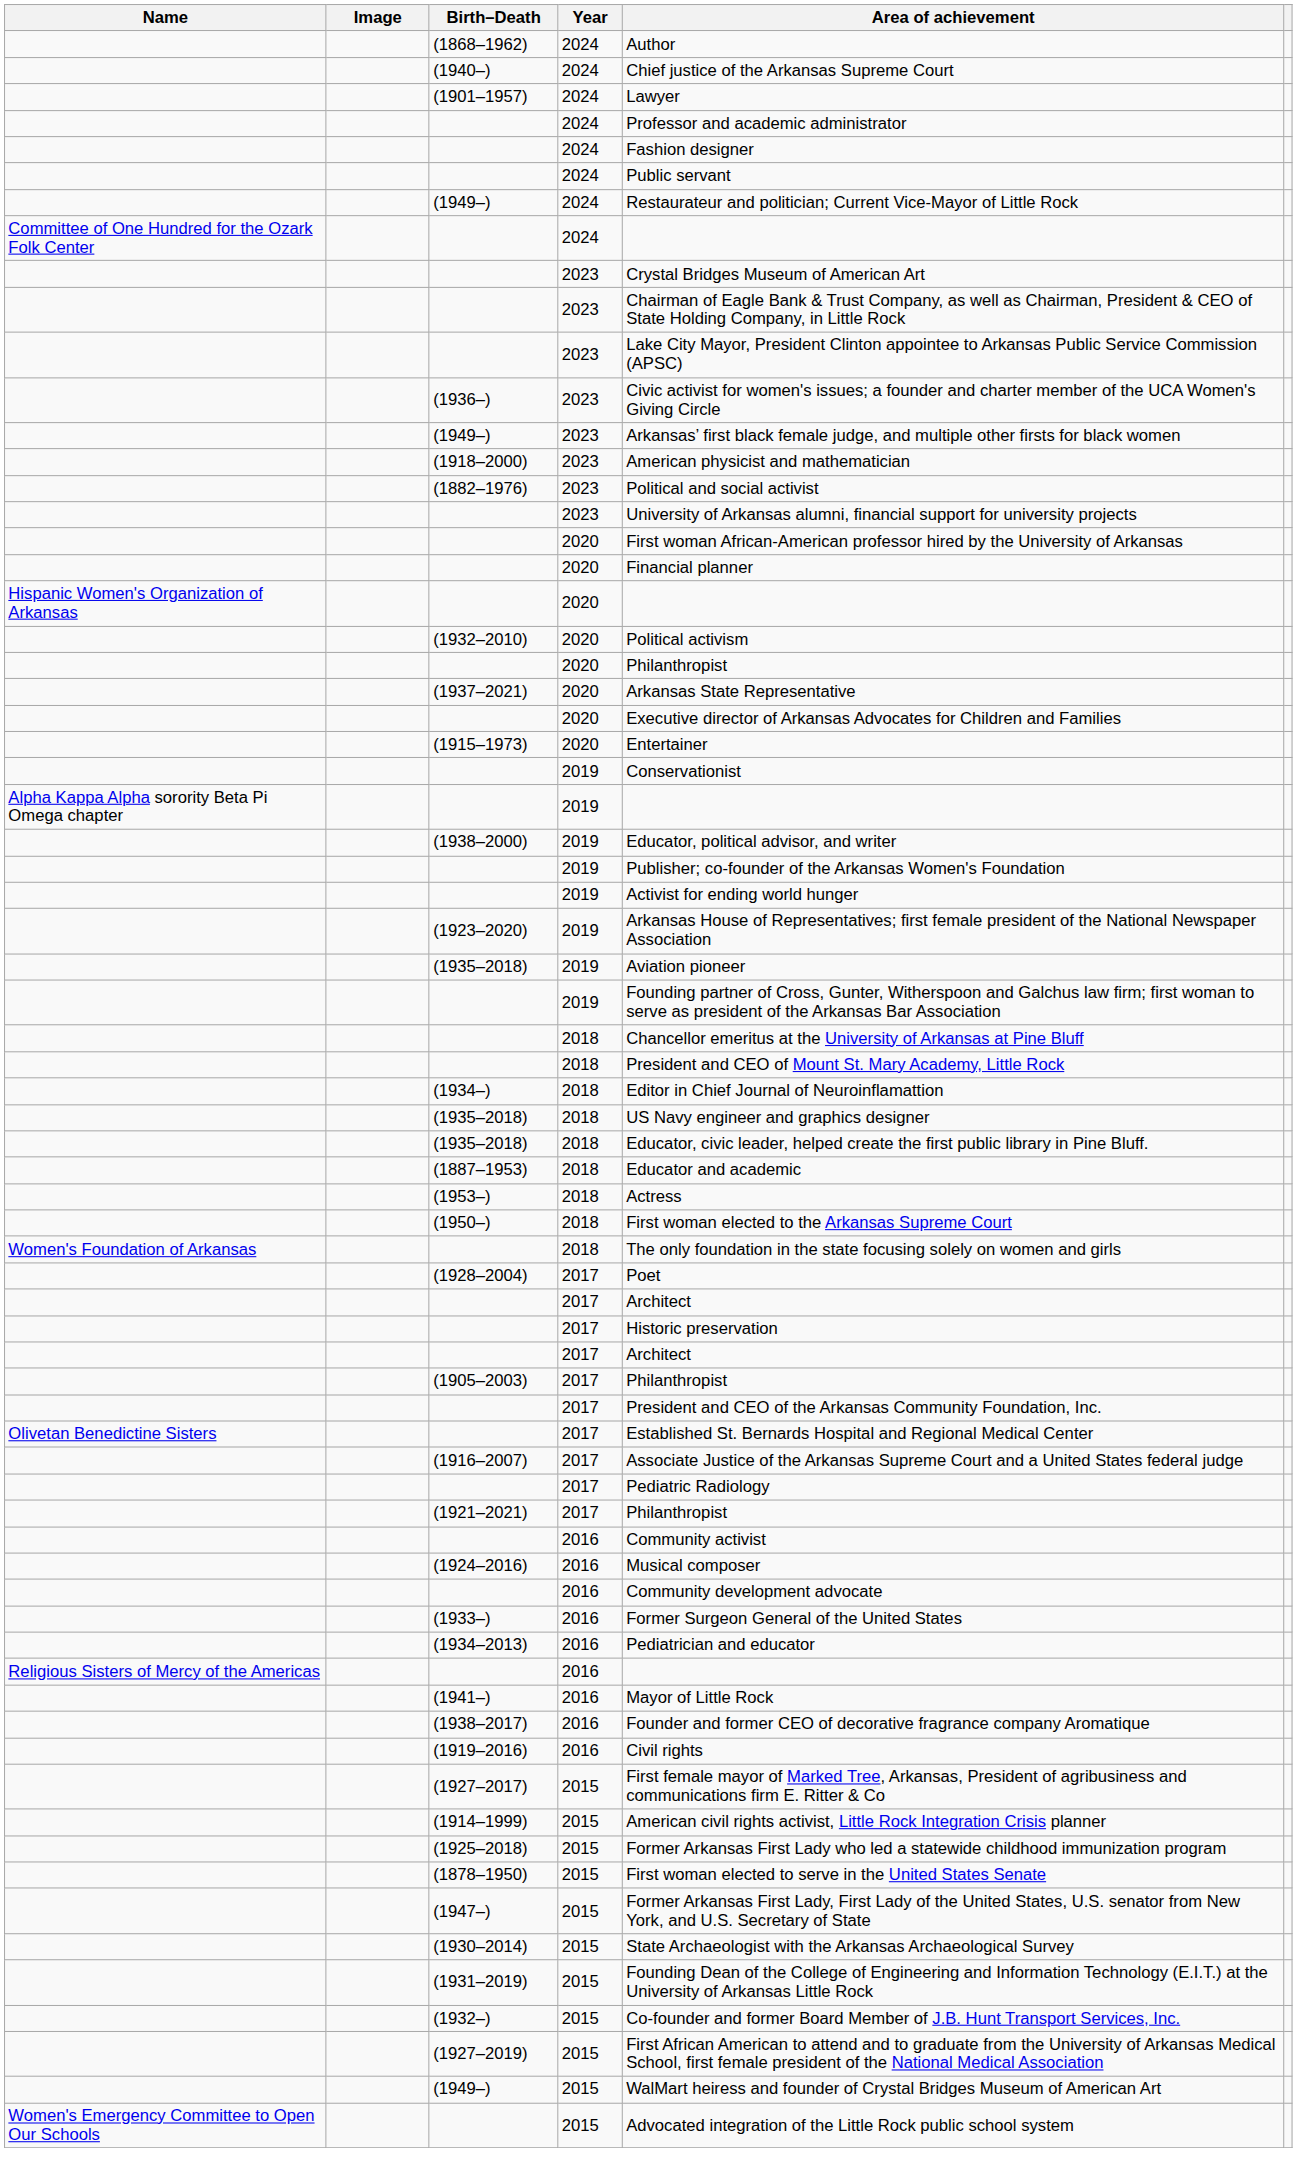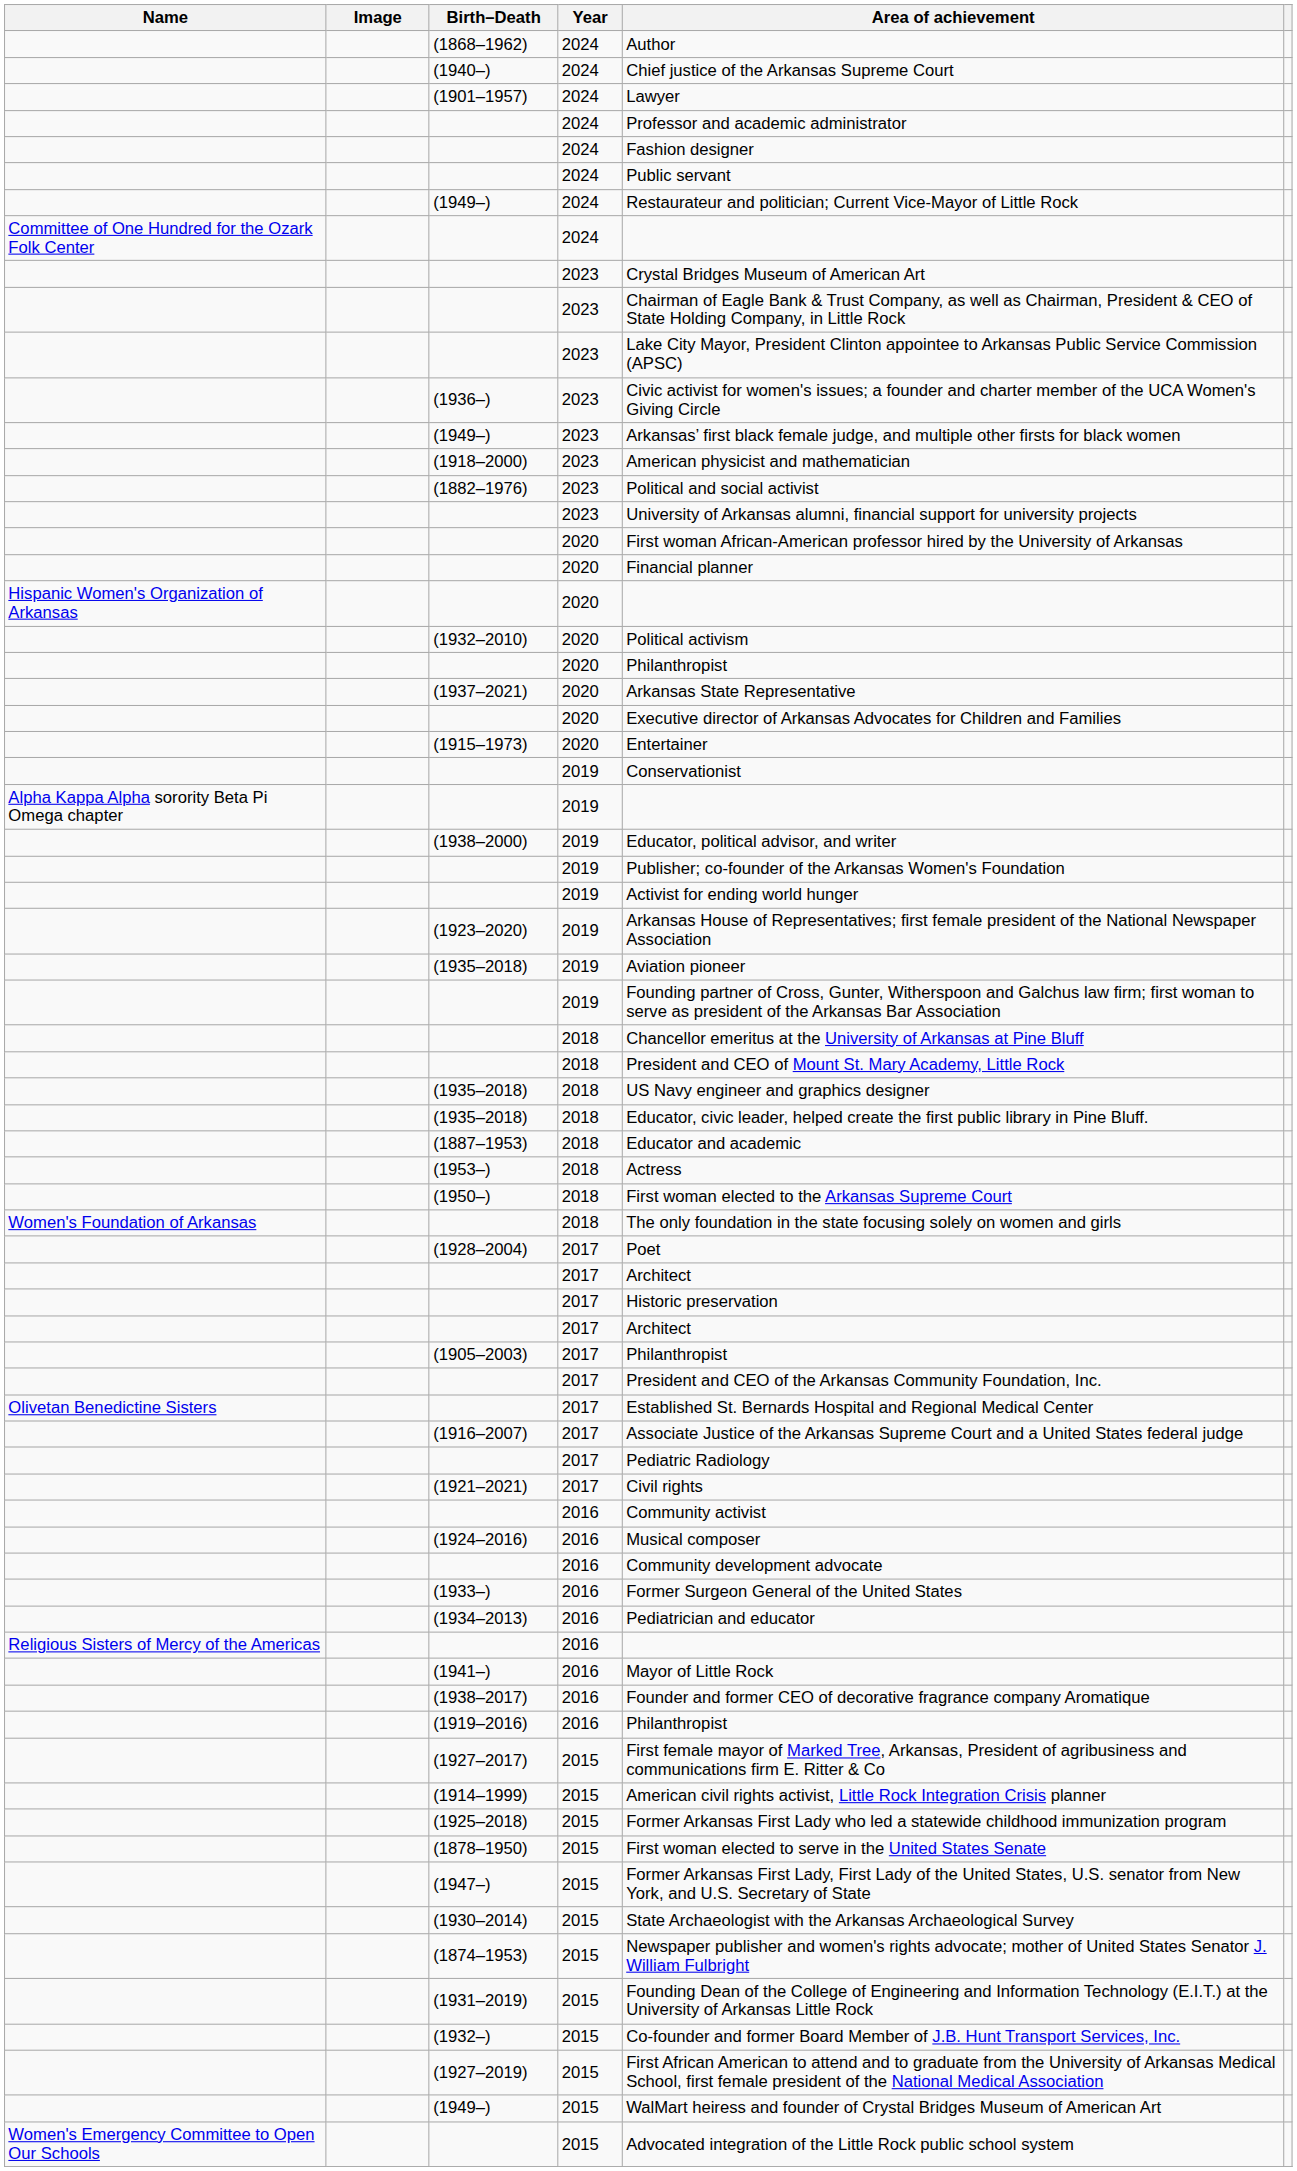- row: (462, 1091)
(677, 1513) Philanthropist -> (665, 1486) Civil rights
(665, 1750) Civil rights -> (677, 1724) Philanthropist
+ row: (480, 1955)
